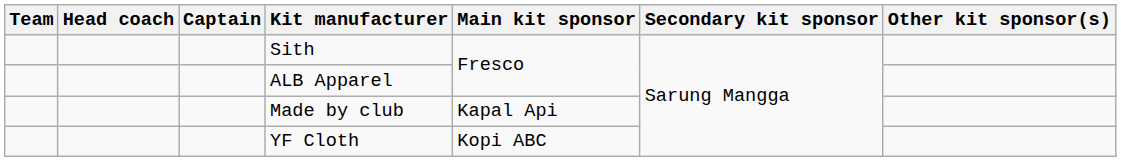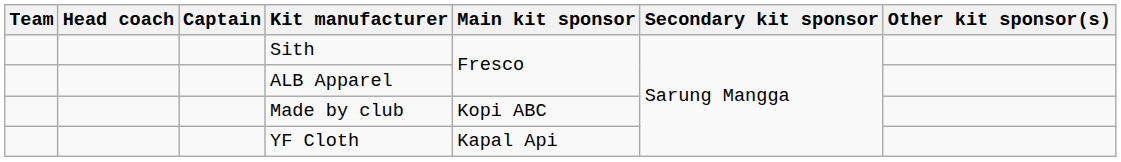(508, 111) Kapal Api -> (502, 111) Kopi ABC
(502, 141) Kopi ABC -> (508, 141) Kapal Api
